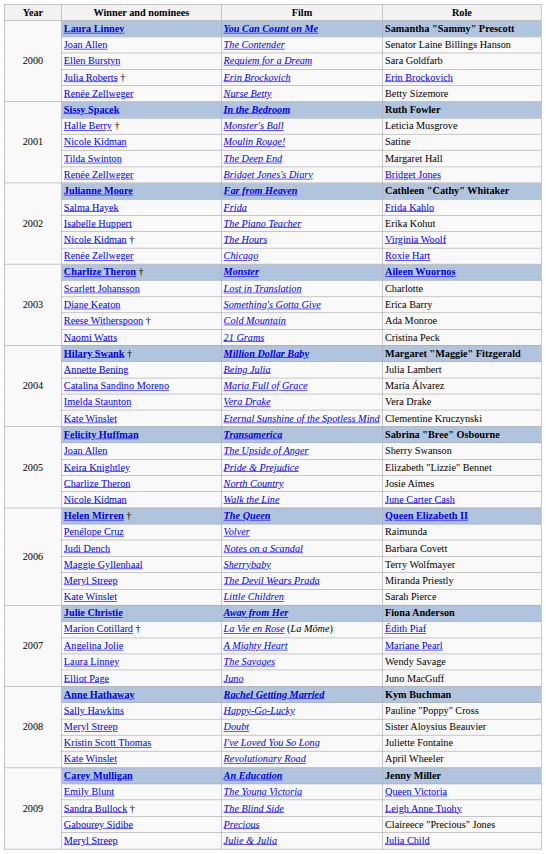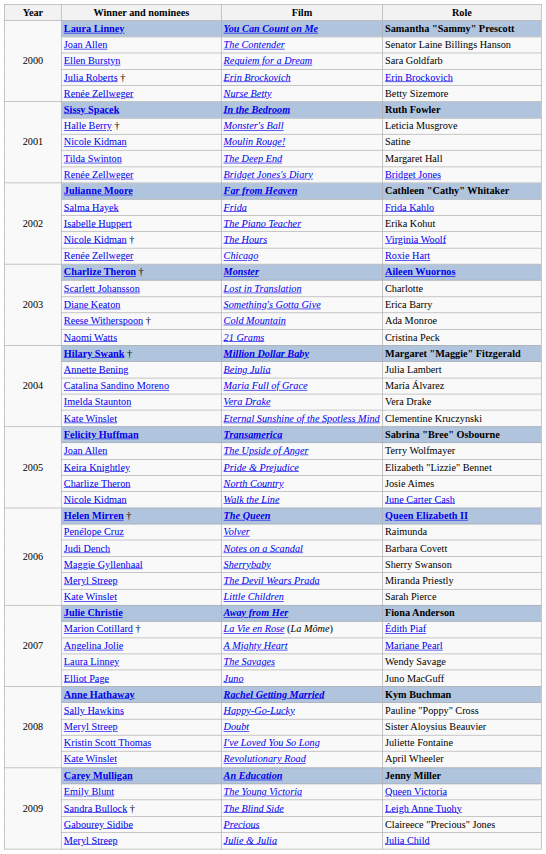(418, 451) Sherry Swanson -> (420, 451) Terry Wolfmayer
(420, 564) Terry Wolfmayer -> (418, 564) Sherry Swanson
